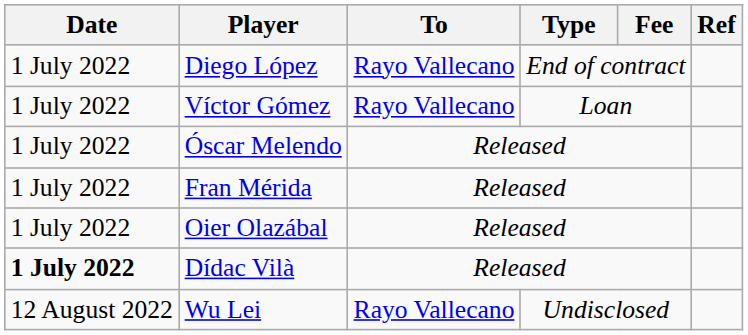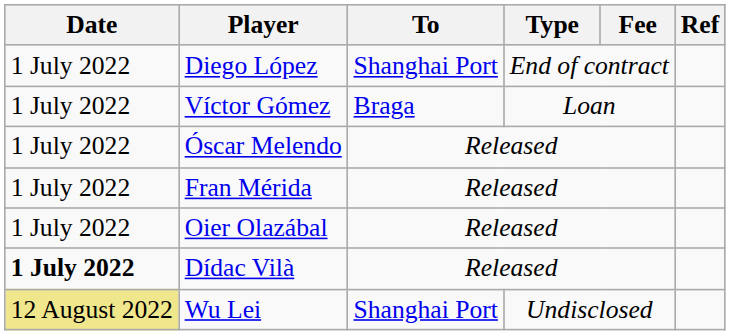(434, 65) Rayo Vallecano -> (426, 65) Shanghai Port
(434, 106) Rayo Vallecano -> (384, 106) Braga
(92, 308) no background -> (92, 308) khaki background
(434, 308) Rayo Vallecano -> (426, 308) Shanghai Port
